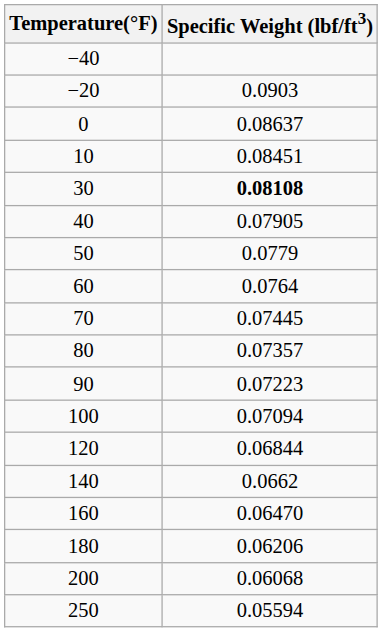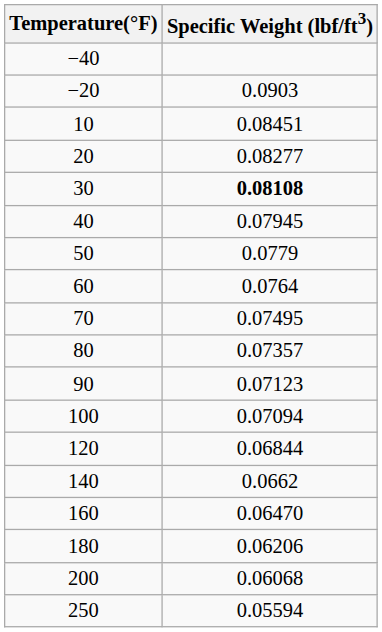- row: (83, 123)
+ row: (83, 156)
(270, 221) 0.07905 -> (270, 221) 0.07945
(270, 318) 0.07445 -> (270, 318) 0.07495
(270, 383) 0.07223 -> (270, 383) 0.07123
